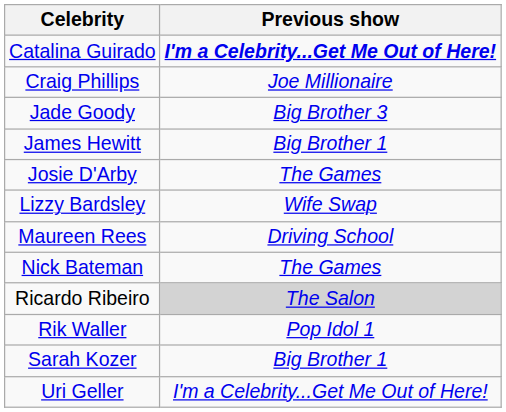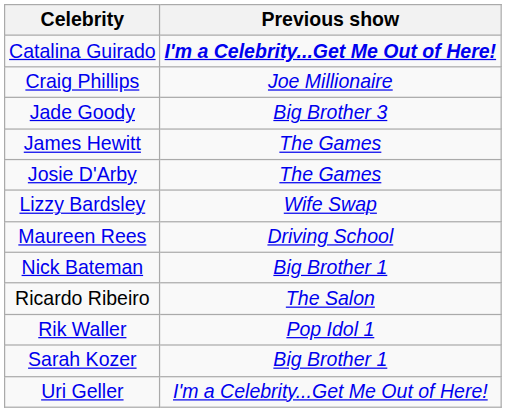(330, 143) Big Brother 1 -> (330, 143) The Games
(330, 267) The Games -> (330, 267) Big Brother 1
(330, 298) lightgrey background -> (330, 298) no background
